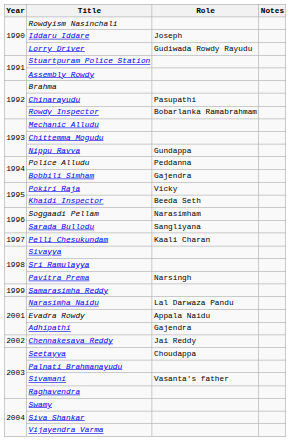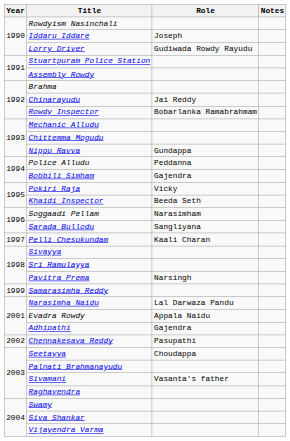(175, 100) Pasupathi -> (175, 100) Jai Reddy
(175, 341) Jai Reddy -> (175, 341) Pasupathi
